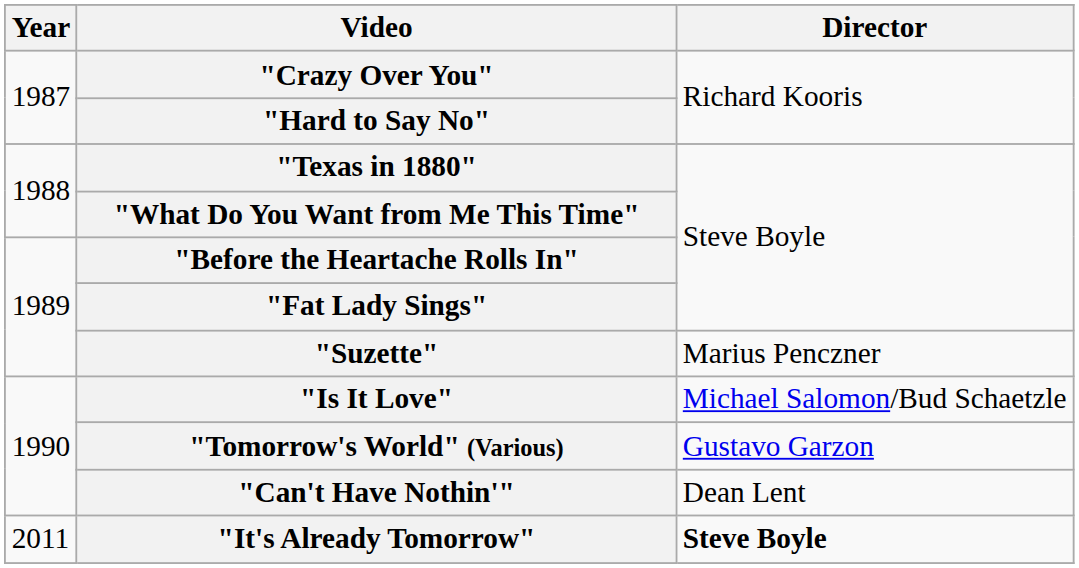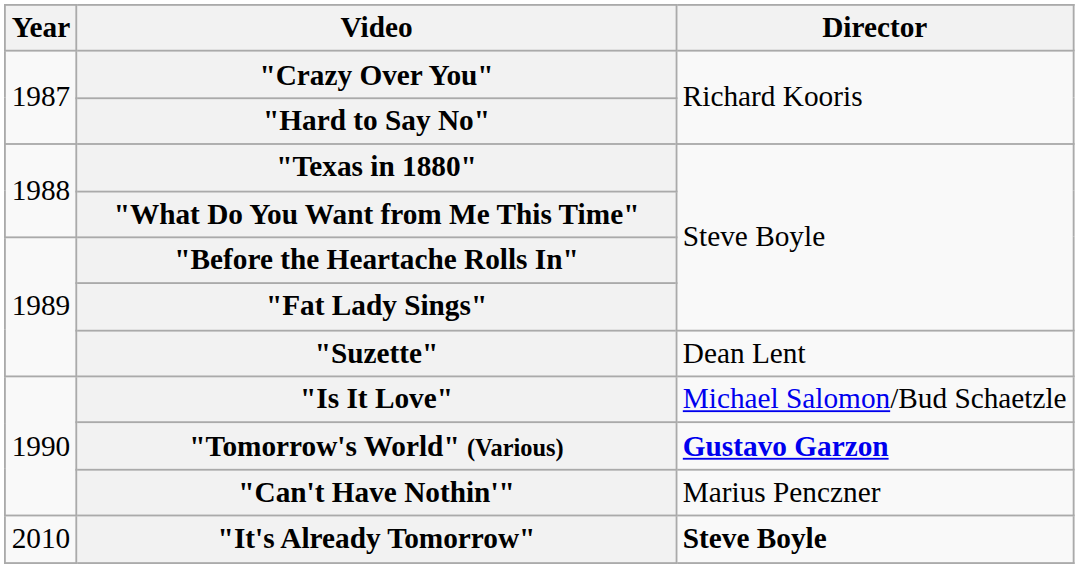(782, 352) Marius Penczner -> (744, 352) Dean Lent
(778, 445) normal -> (786, 445) bold
(744, 492) Dean Lent -> (782, 492) Marius Penczner
(40, 538) 2011 -> (41, 538) 2010
